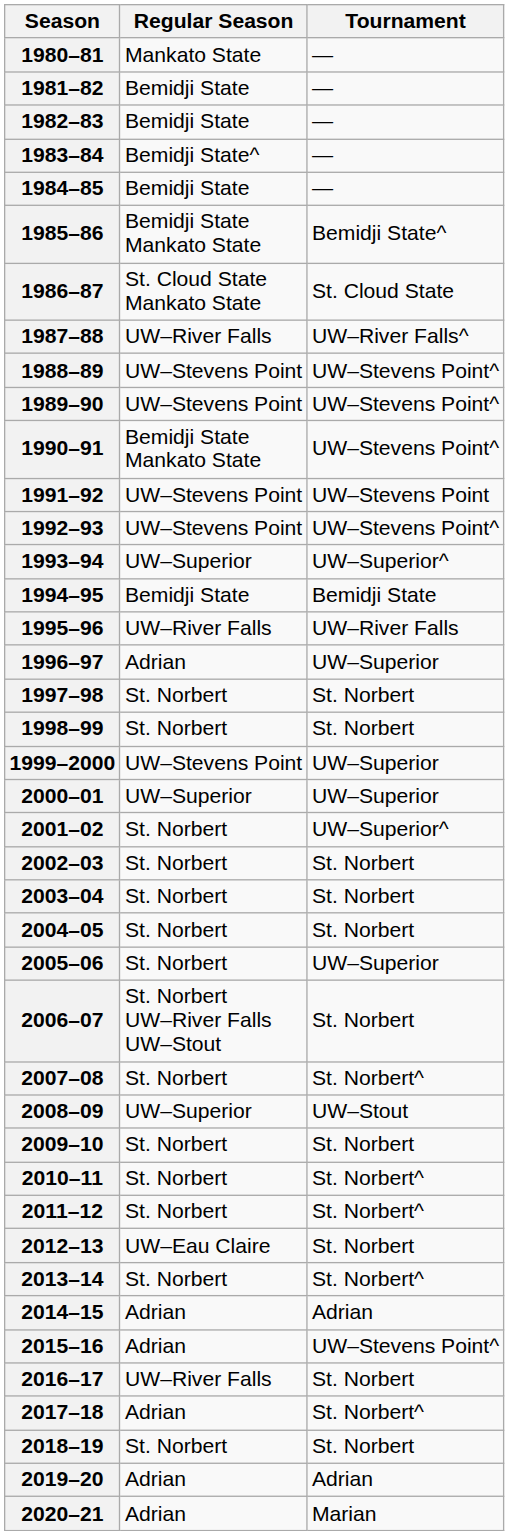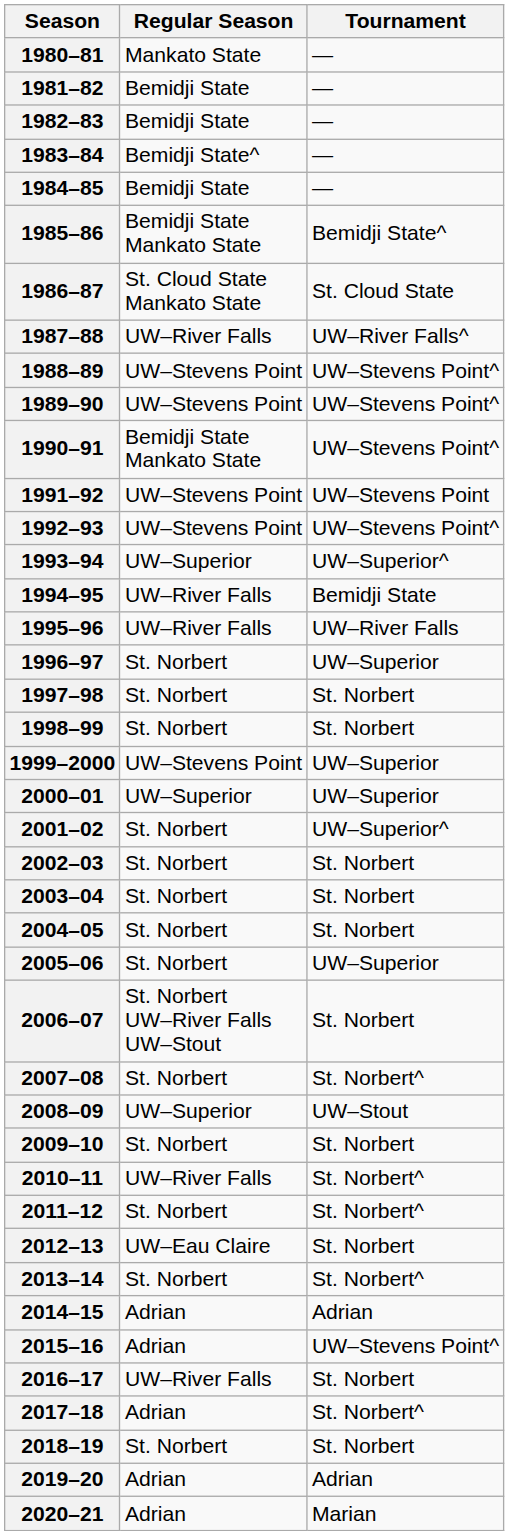(187, 594) Bemidji State -> (198, 594) UW–River Falls
(156, 661) Adrian -> (176, 661) St. Norbert
(176, 1178) St. Norbert -> (198, 1178) UW–River Falls
